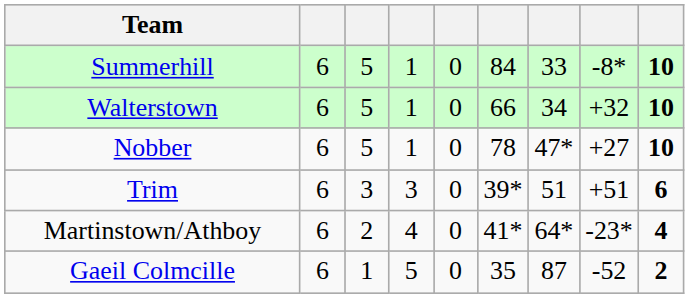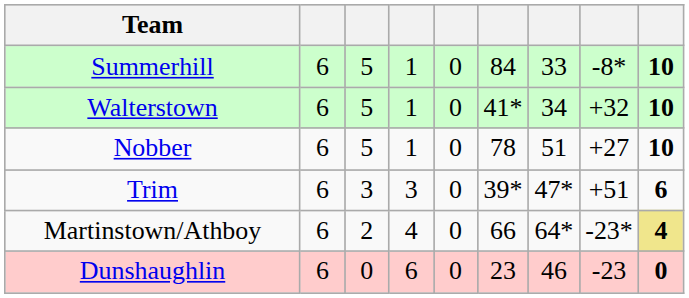(503, 107) 66 -> (503, 107) 41*
(554, 148) 47* -> (554, 148) 51
(554, 189) 51 -> (554, 189) 47*
(503, 230) 41* -> (503, 230) 66
(661, 230) no background -> (661, 230) khaki background
- row: (153, 271)
+ row: (153, 271)
